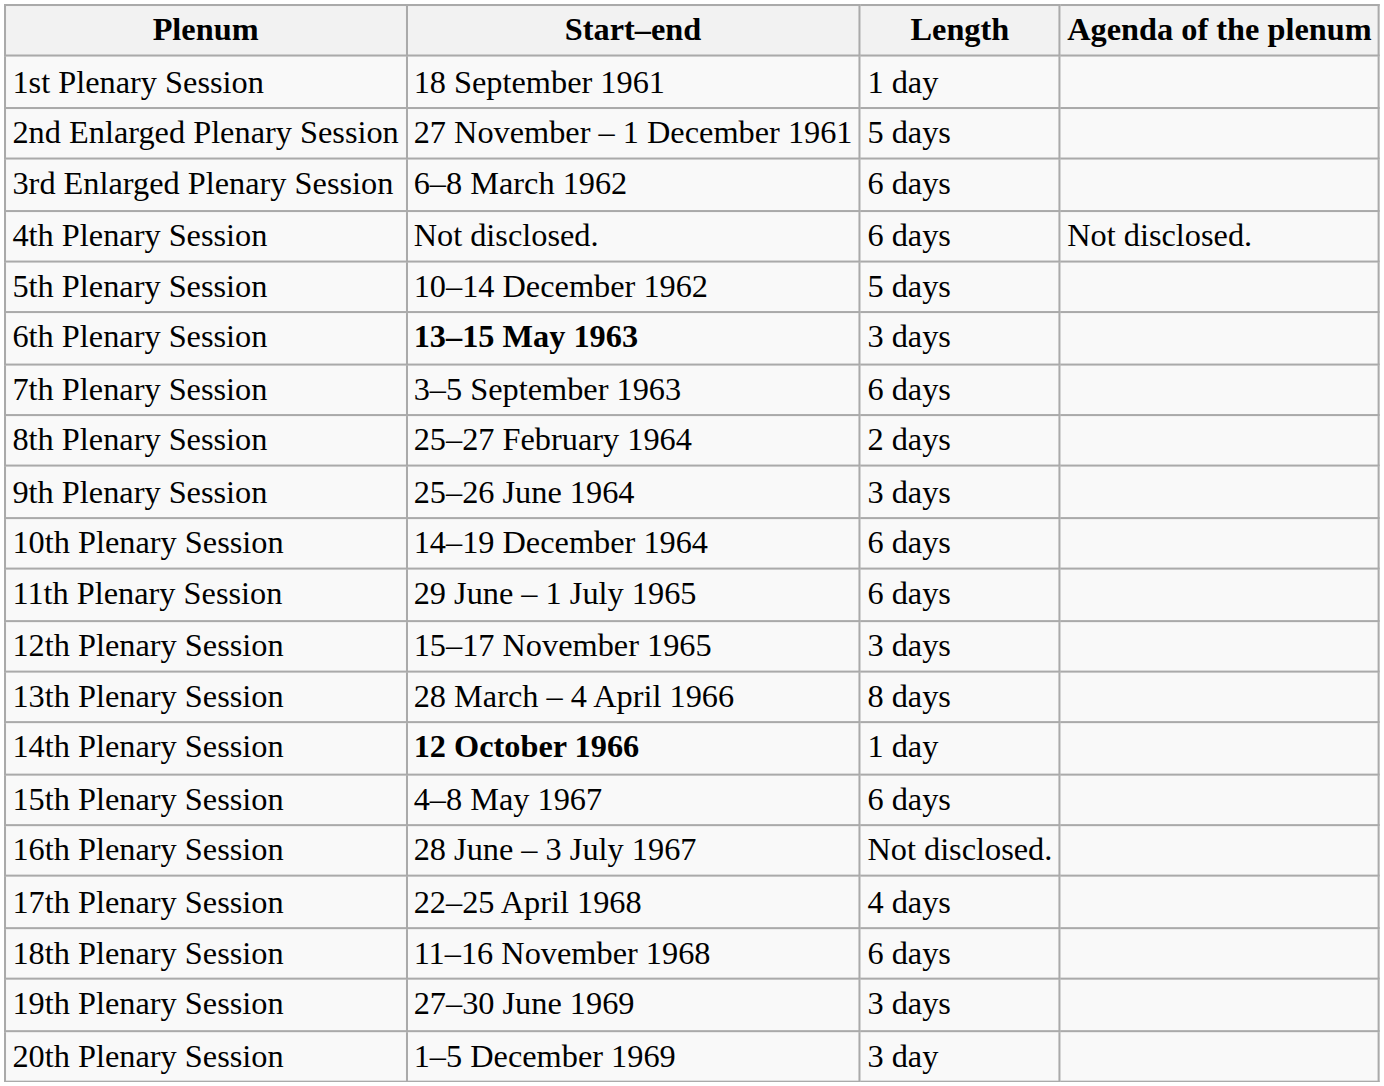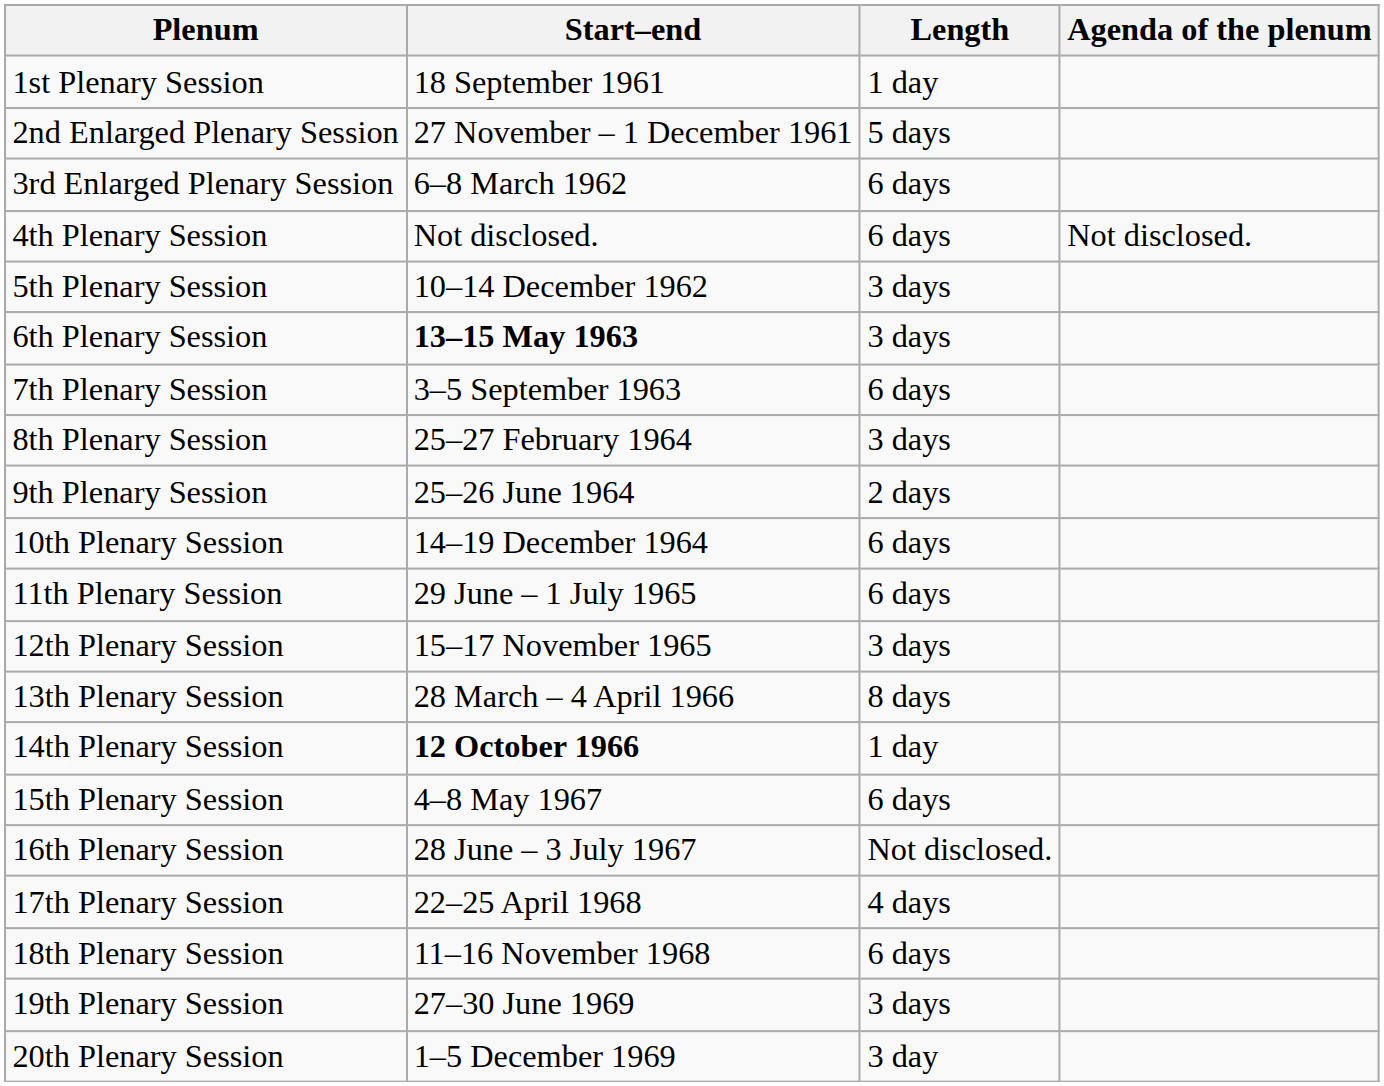(909, 286) 5 days -> (909, 286) 3 days
(909, 440) 2 days -> (909, 440) 3 days
(909, 491) 3 days -> (909, 491) 2 days
